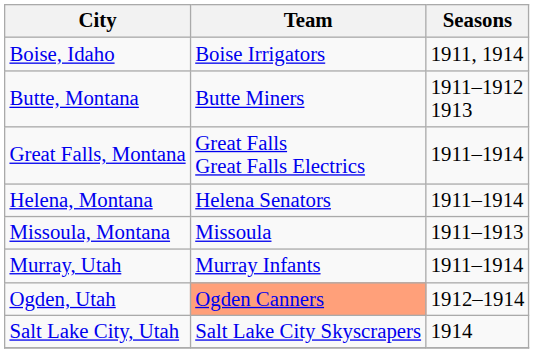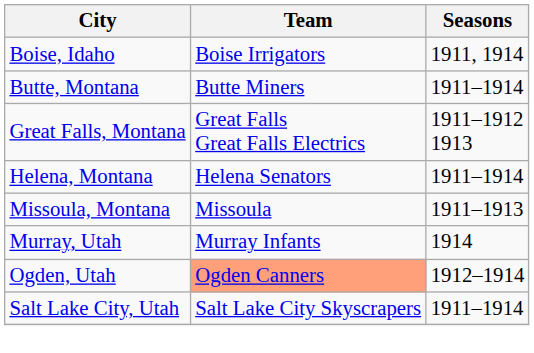(477, 98) 1911–1912 1913 -> (477, 86) 1911–1914
(477, 155) 1911–1914 -> (477, 131) 1911–1912 1913
(477, 265) 1911–1914 -> (451, 242) 1914
(451, 331) 1914 -> (477, 308) 1911–1914
